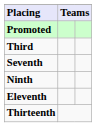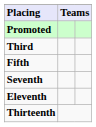+ row: (18, 63)
- row: (20, 79)
